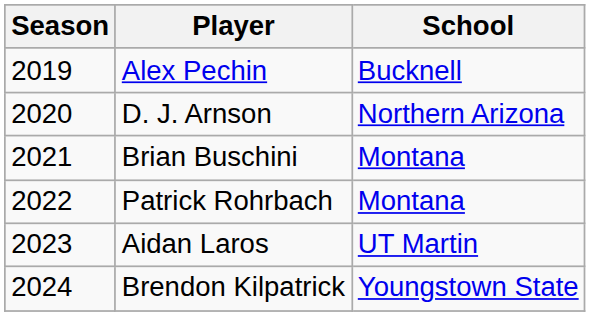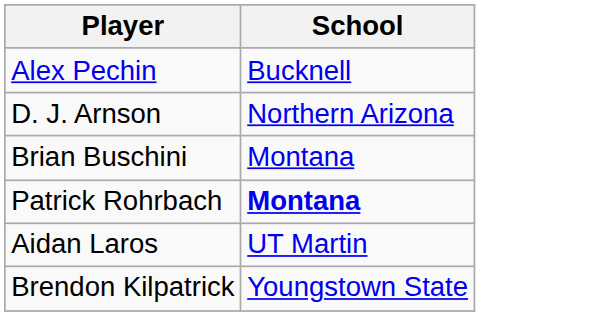- column: (60, 26)
(411, 200) normal -> (304, 200) bold
